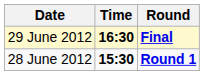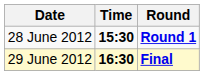rows swapped: (50, 59) <-> (50, 37)
